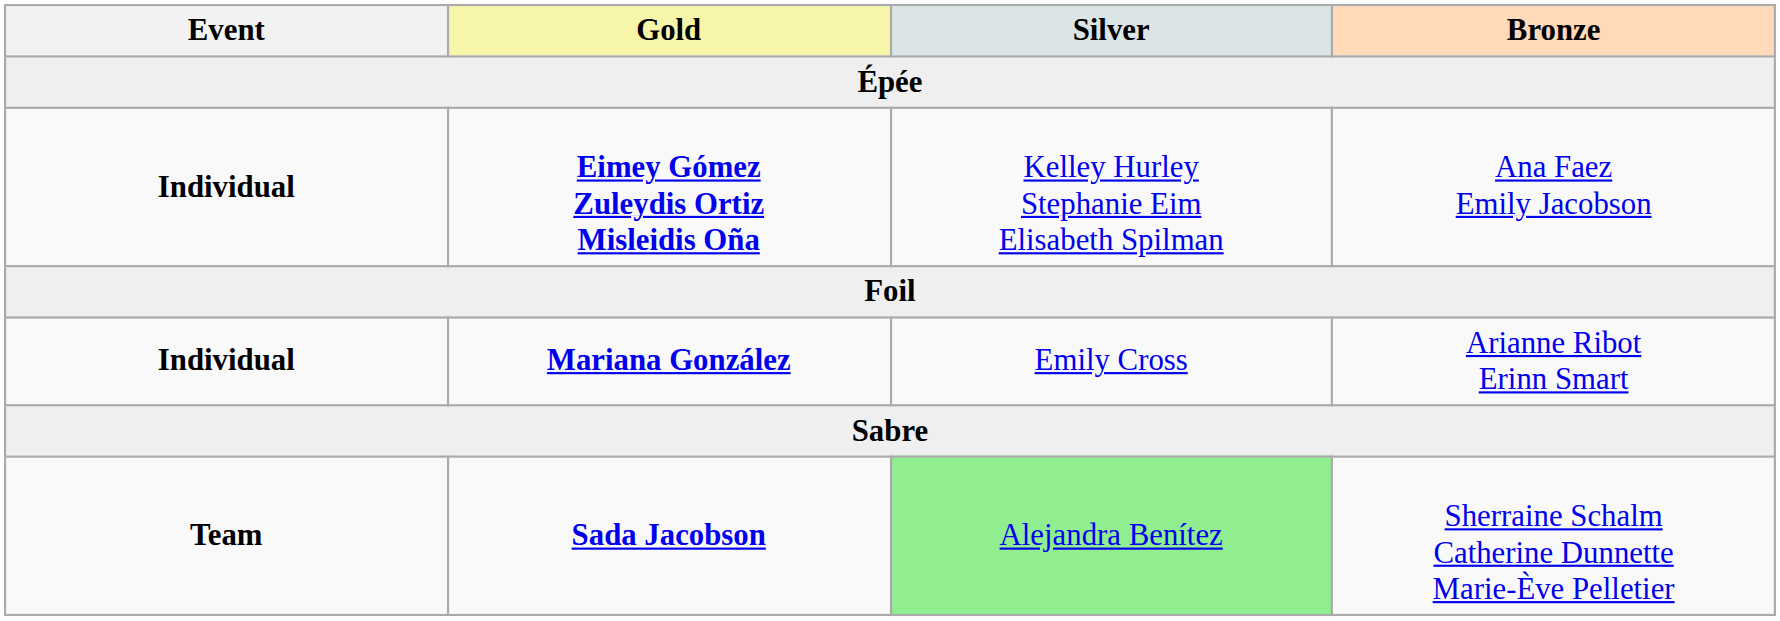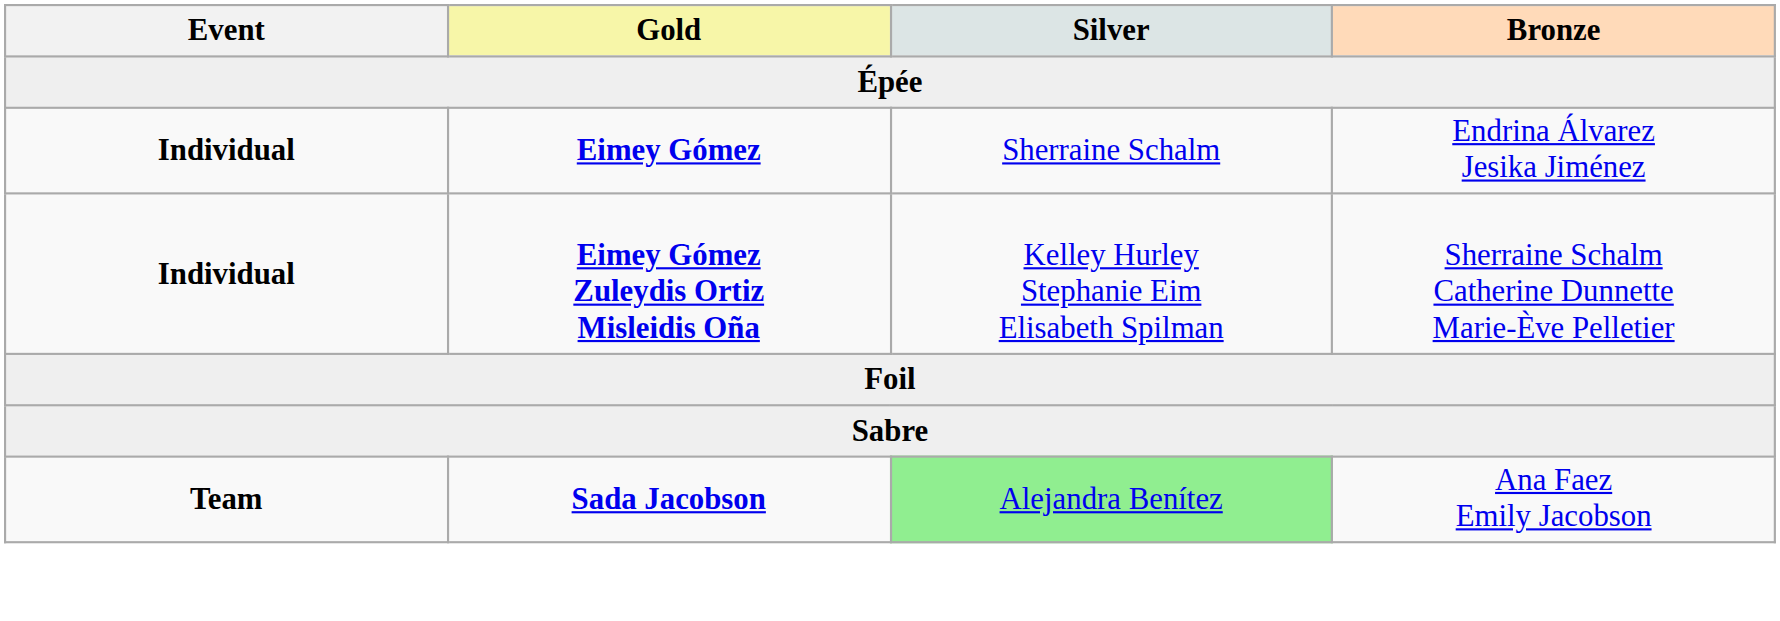+ row: (669, 150)
(1554, 186) Ana Faez Emily Jacobson -> (1554, 291) Sherraine Schalm Catherine Dunnette Marie-Ève Pelletier
- row: (669, 360)
(1554, 553) Sherraine Schalm Catherine Dunnette Marie-Ève Pelletier -> (1554, 498) Ana Faez Emily Jacobson
